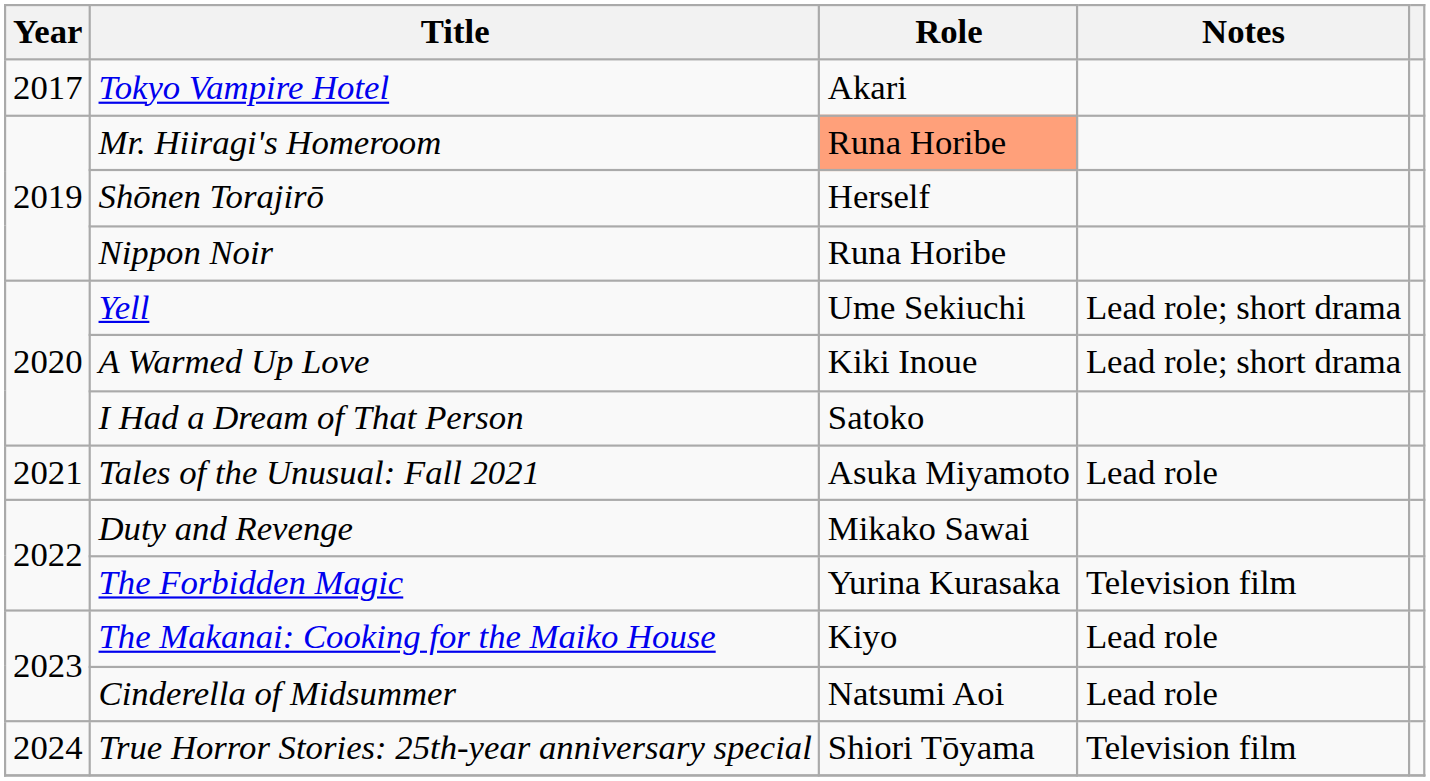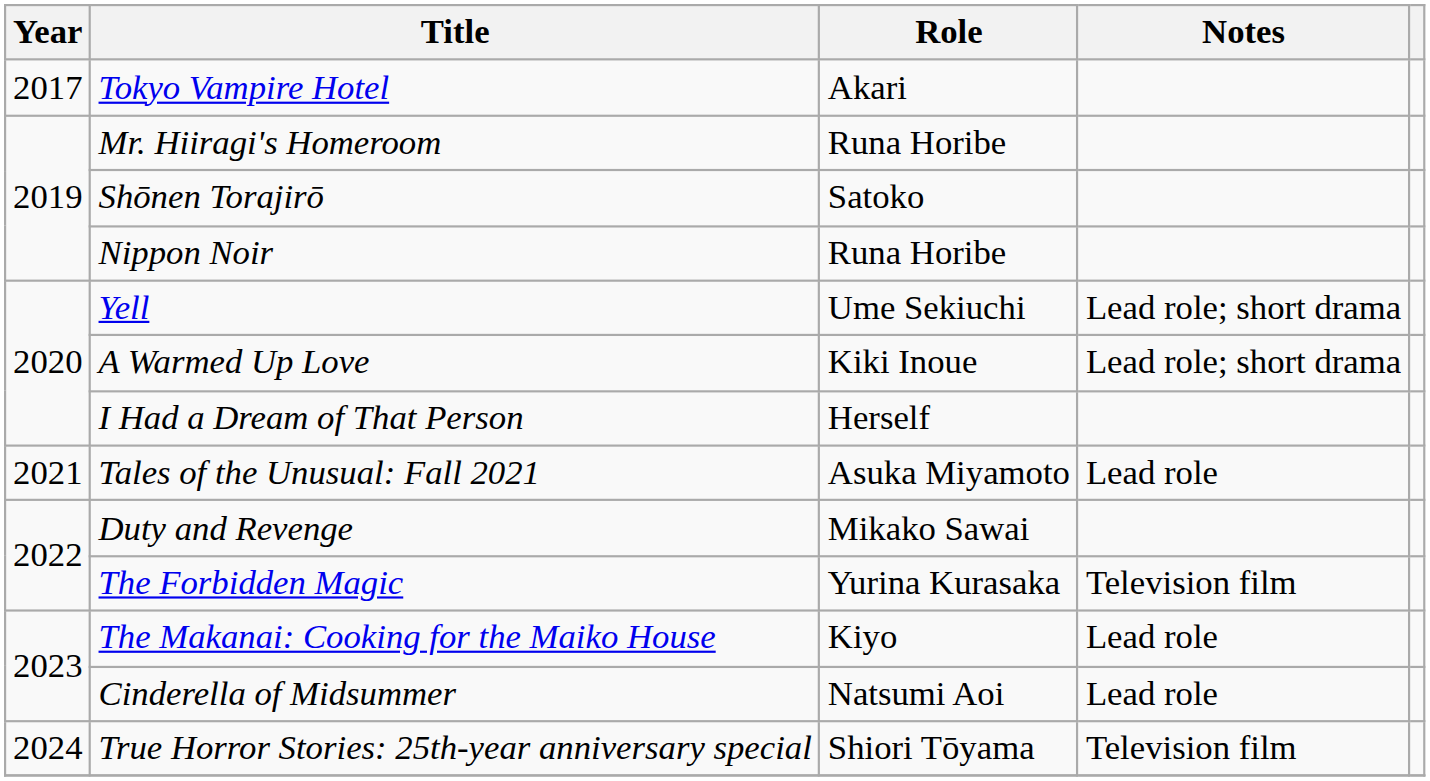(917, 142) lightsalmon background -> (917, 142) no background
(879, 197) Herself -> (876, 197) Satoko
(876, 417) Satoko -> (879, 417) Herself
